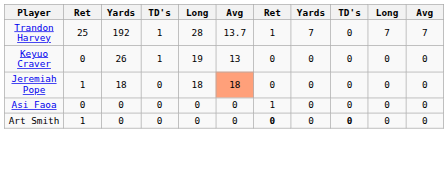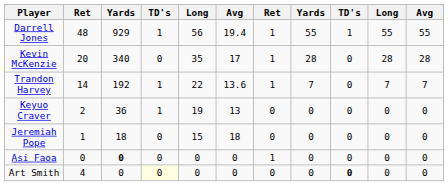+ row: (34, 33)
+ row: (34, 59)
(83, 33) 25 -> (83, 85) 14
(197, 33) 28 -> (197, 85) 22
(235, 33) 13.7 -> (235, 85) 13.6
(83, 59) 0 -> (83, 111) 2
(121, 59) 26 -> (121, 111) 36
(197, 85) 18 -> (197, 137) 15
(235, 85) lightsalmon background -> (235, 137) no background
(121, 105) normal -> (121, 158) bold
(83, 121) 1 -> (83, 173) 4
(160, 121) no background -> (160, 173) lightyellow background
(272, 121) bold -> (272, 173) normal
